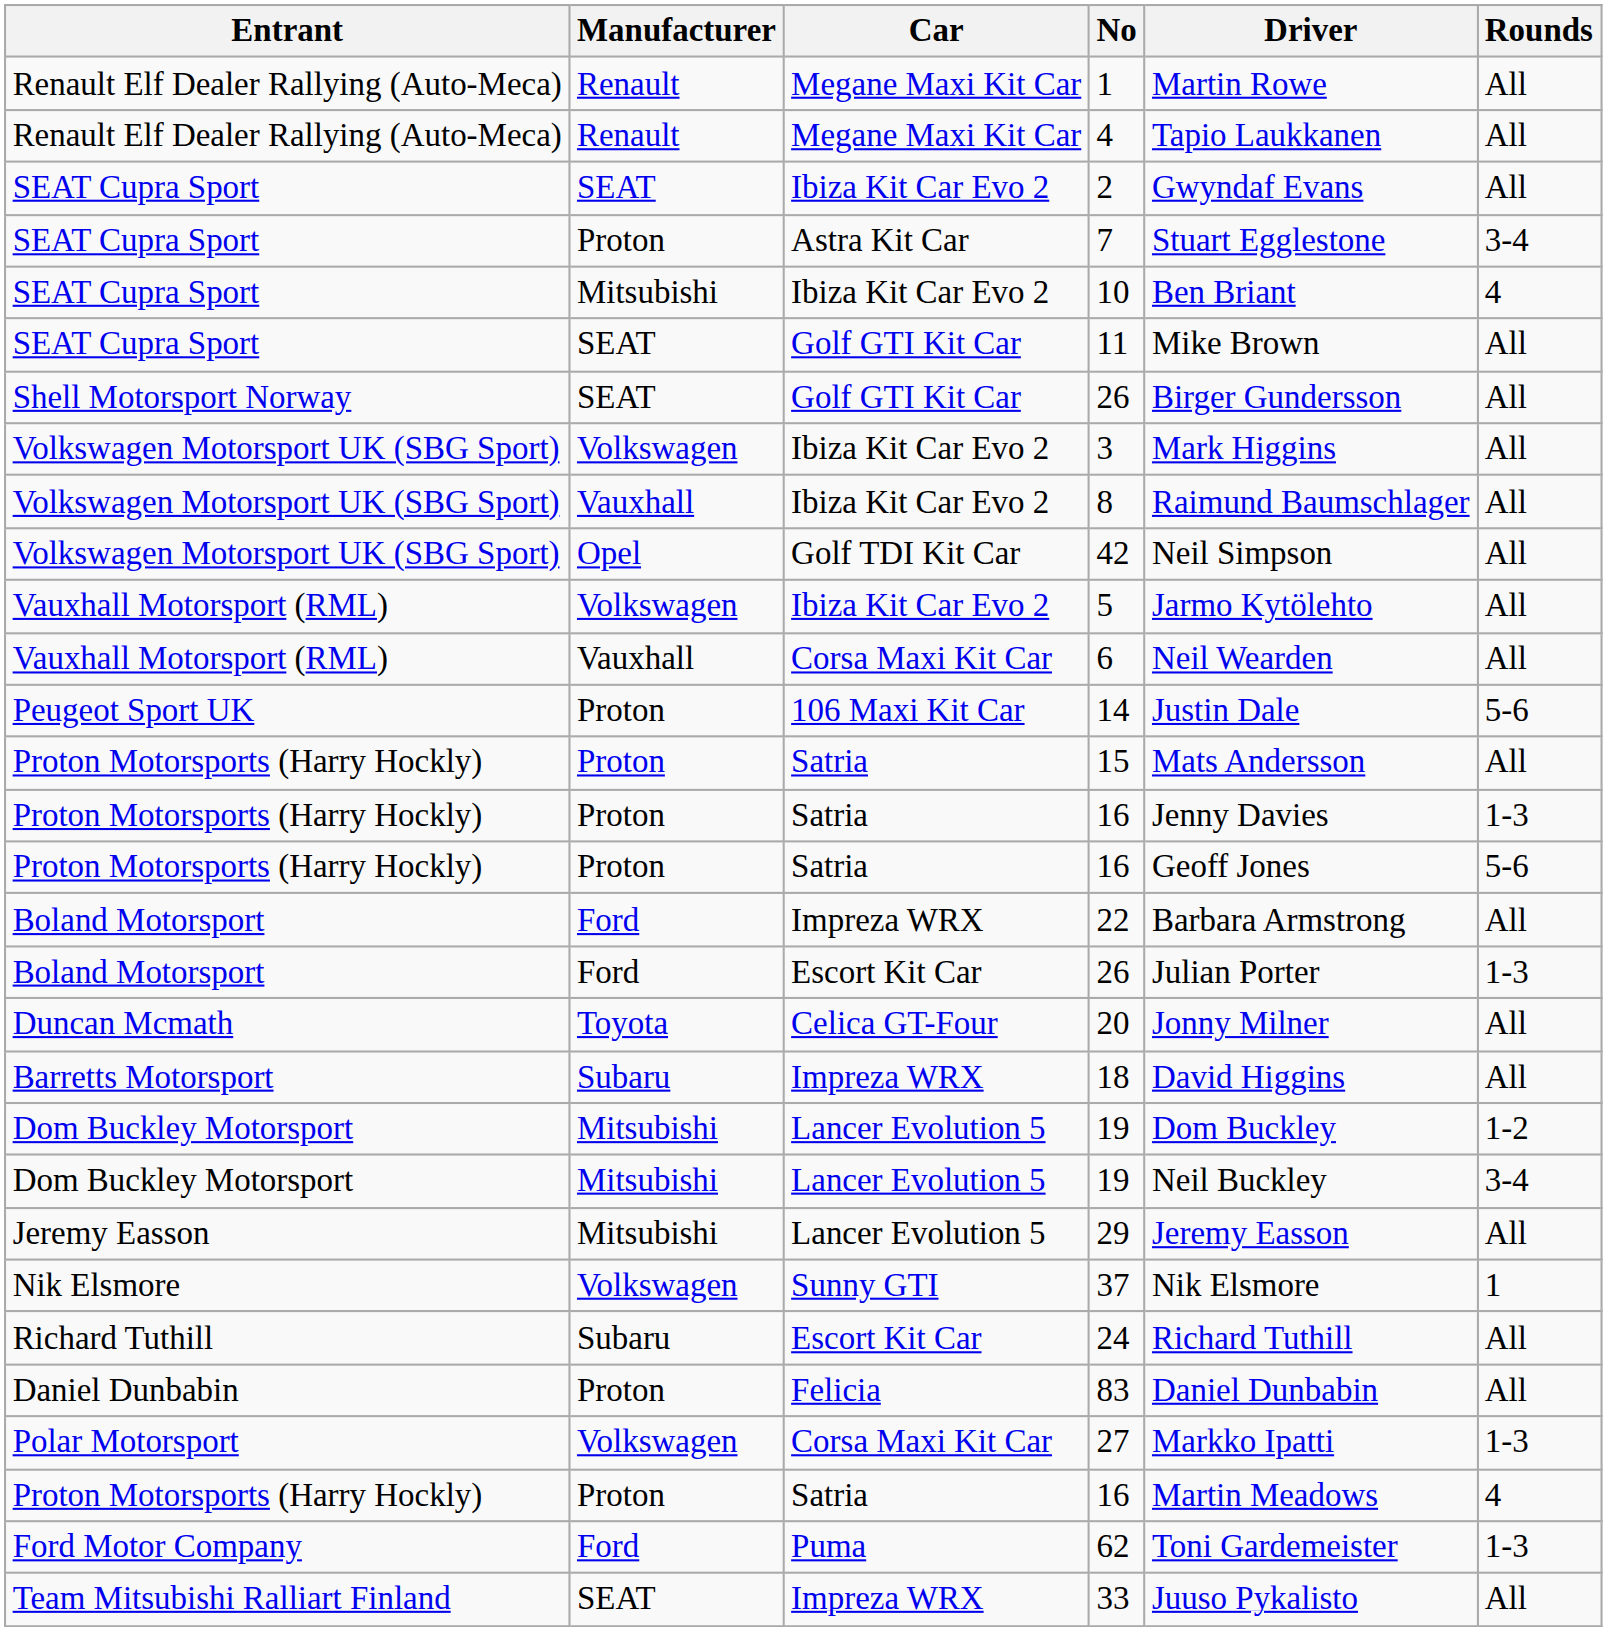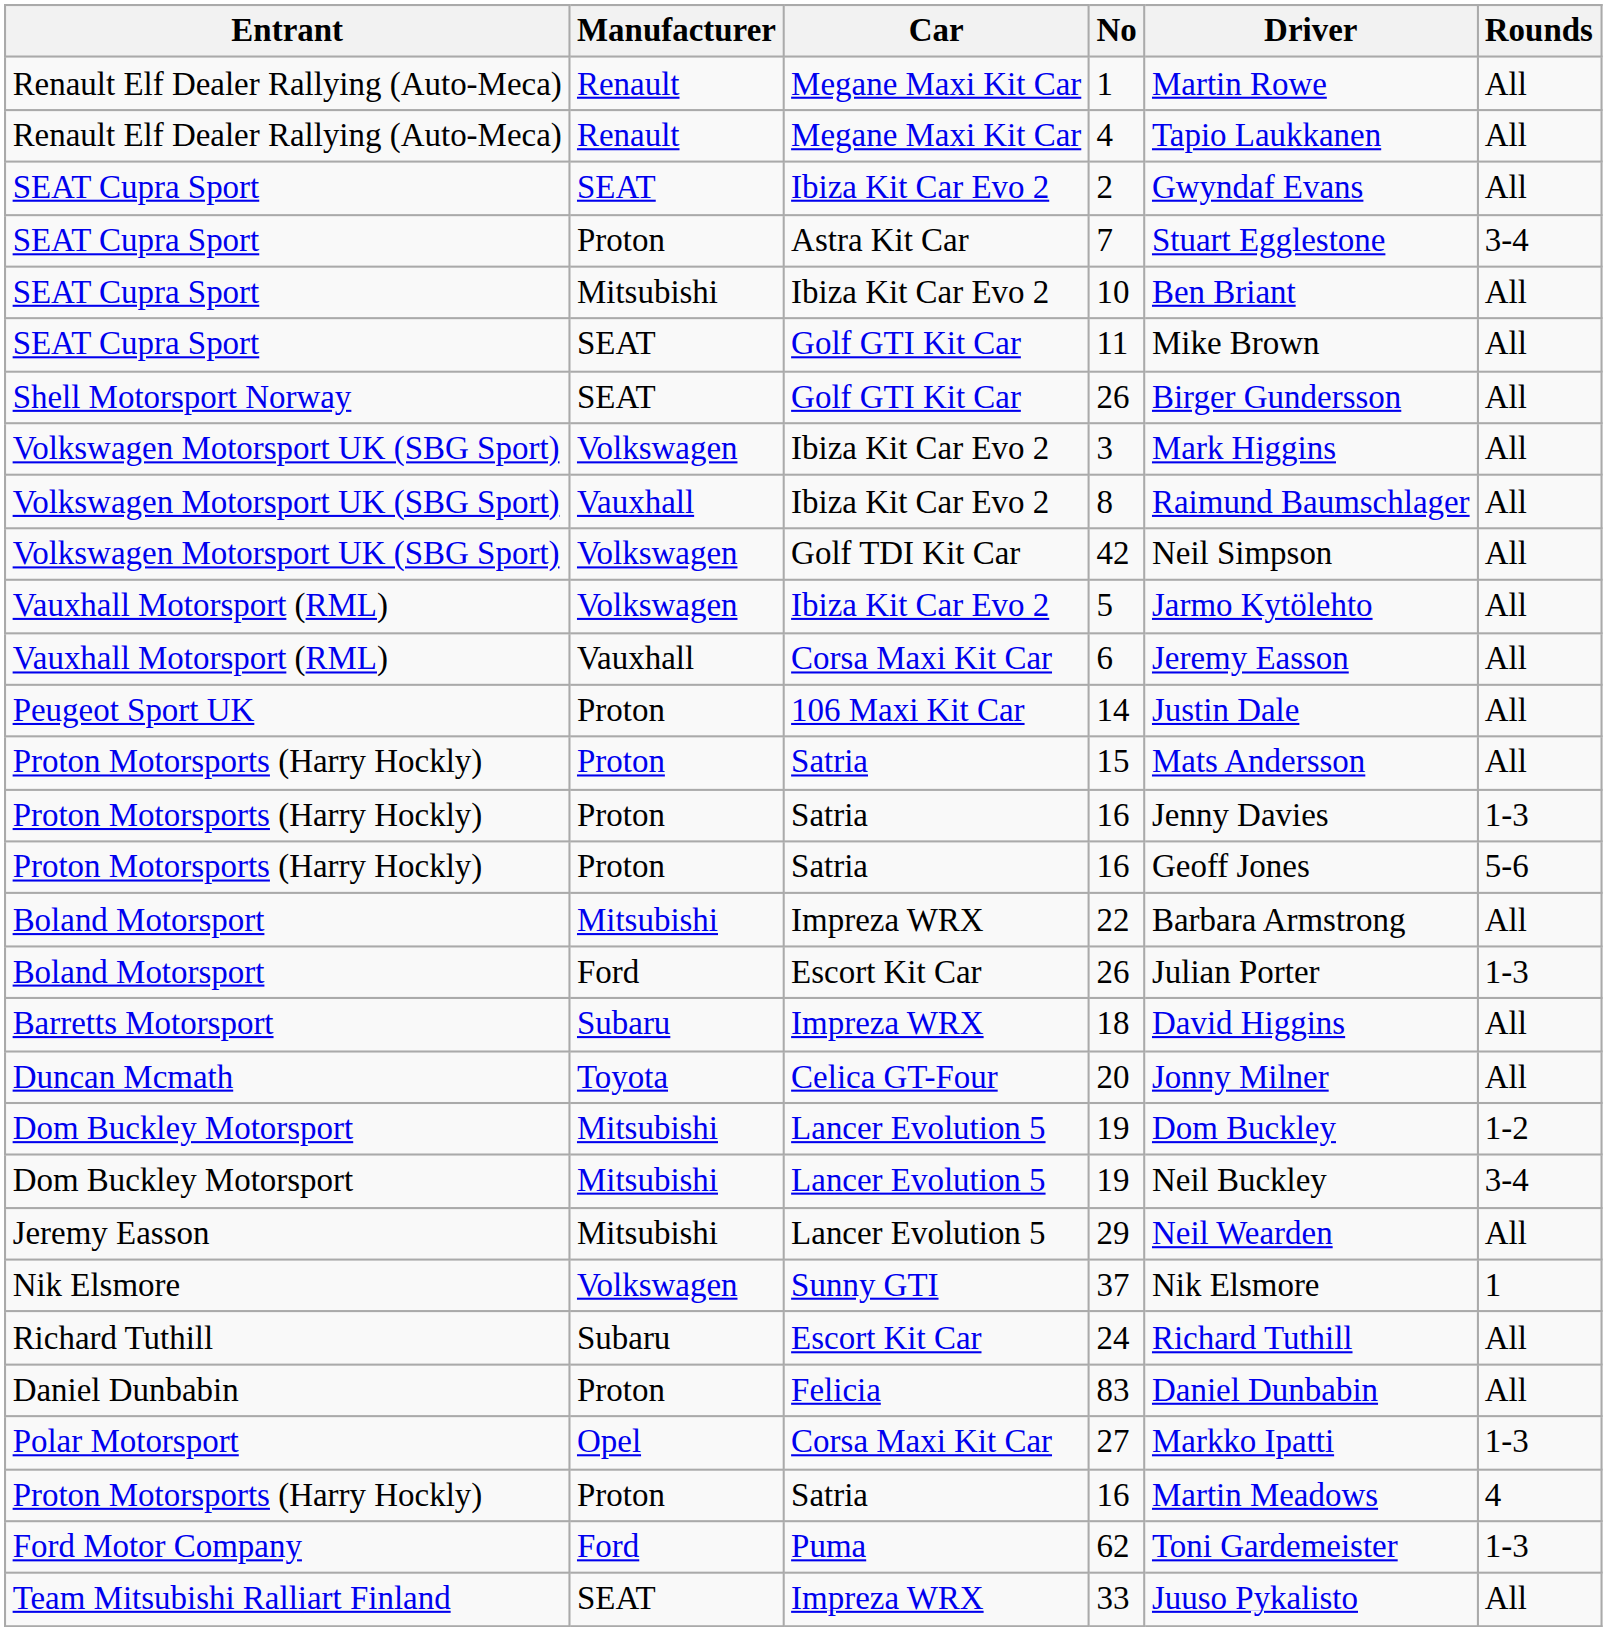(1493, 291) 4 -> (1506, 291) All
(609, 553) Opel -> (657, 553) Volkswagen
(1242, 657) Neil Wearden -> (1250, 657) Jeremy Easson
(1507, 710) 5-6 -> (1506, 710) All
(608, 919) Ford -> (647, 919) Mitsubishi
rows swapped: (143, 1076) <-> (123, 1023)
(1250, 1232) Jeremy Easson -> (1242, 1232) Neil Wearden
(657, 1441) Volkswagen -> (609, 1441) Opel
